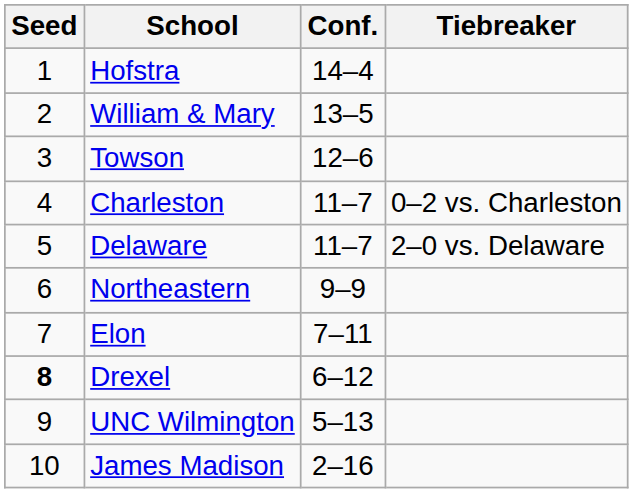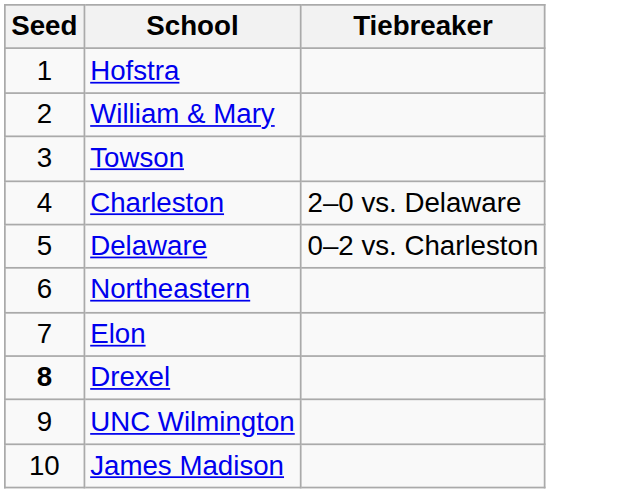- column: (343, 26)
(506, 202) 0–2 vs. Charleston -> (414, 202) 2–0 vs. Delaware
(498, 245) 2–0 vs. Delaware -> (423, 245) 0–2 vs. Charleston
